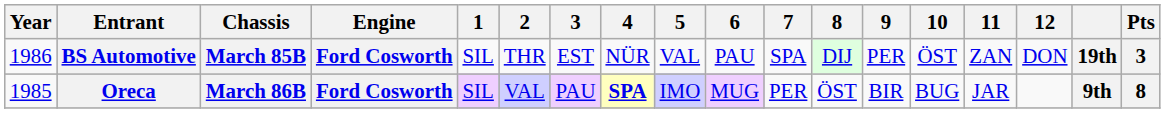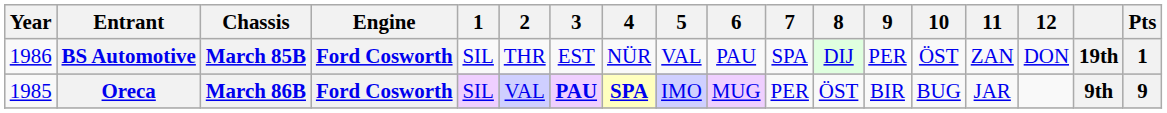(1141, 55) 3 -> (1142, 55) 1
(576, 90) normal -> (576, 90) bold
(1141, 90) 8 -> (1142, 90) 9
